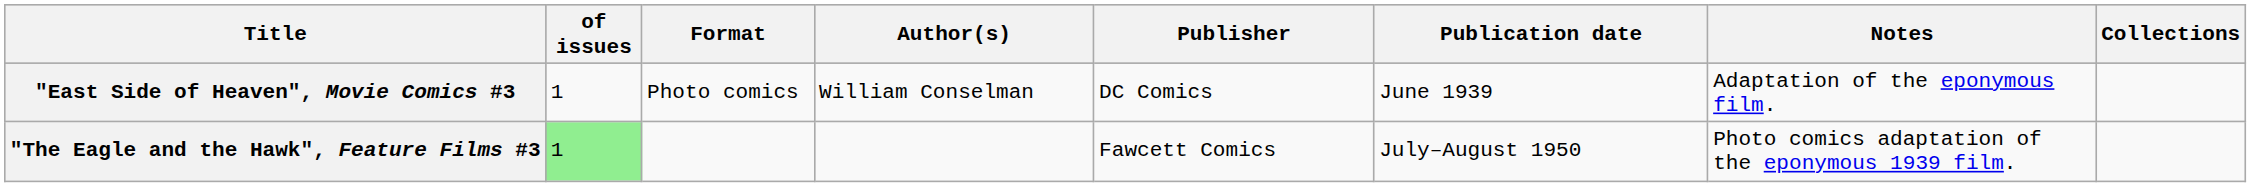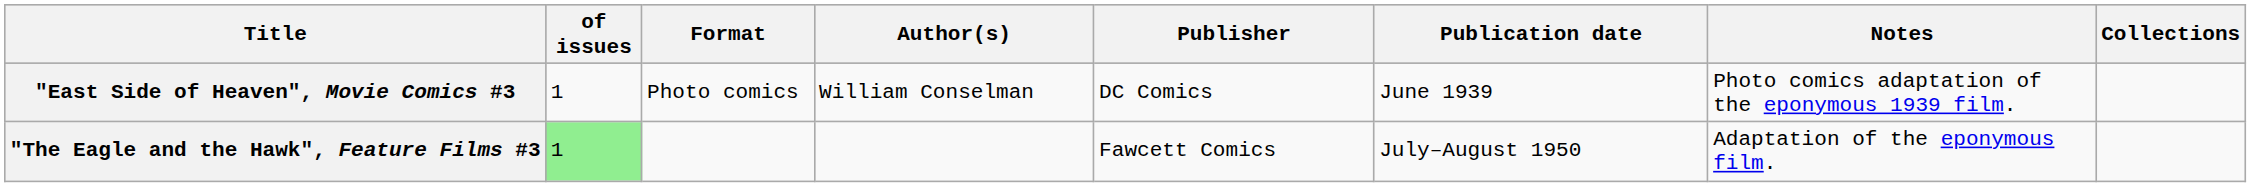(1884, 93) Adaptation of the eponymous film. -> (1877, 93) Photo comics adaptation of the eponymous 1939 film.
(1877, 151) Photo comics adaptation of the eponymous 1939 film. -> (1884, 151) Adaptation of the eponymous film.
